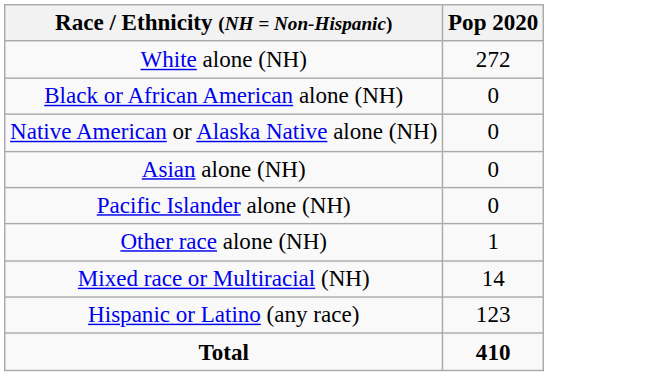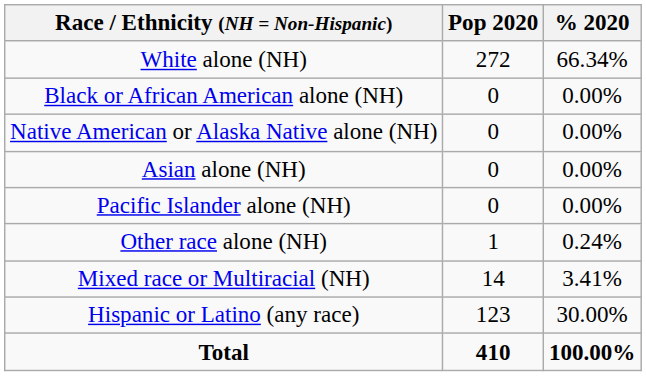+ column: (592, 22)
